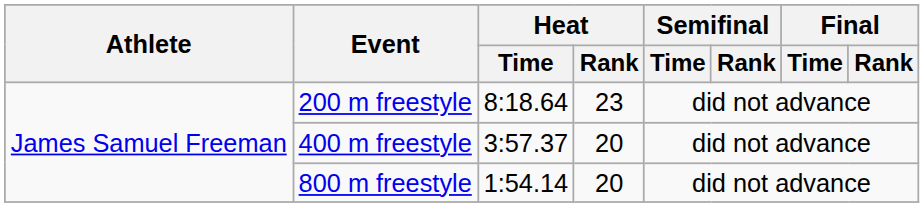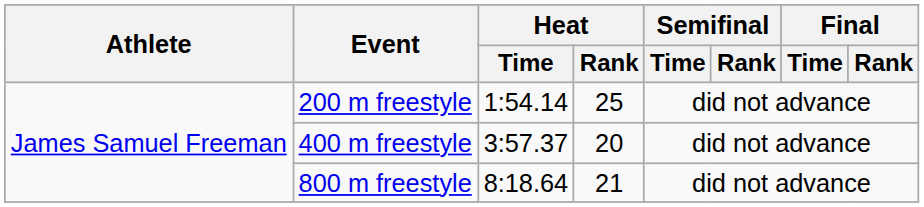(526, 103) 8:18.64 -> (526, 103) 1:54.14
(609, 103) 23 -> (609, 103) 25
(526, 183) 1:54.14 -> (526, 183) 8:18.64
(609, 183) 20 -> (609, 183) 21
